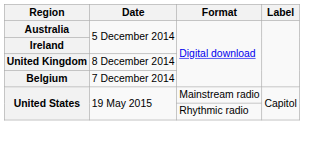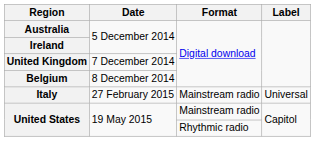(133, 62) 8 December 2014 -> (133, 62) 7 December 2014
(133, 78) 7 December 2014 -> (133, 78) 8 December 2014
+ row: (47, 95)
